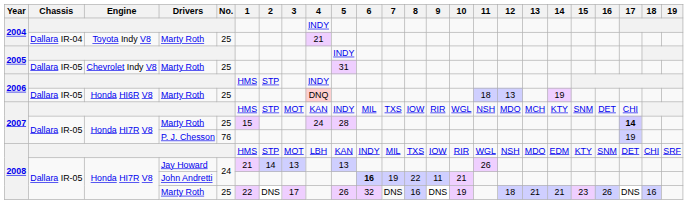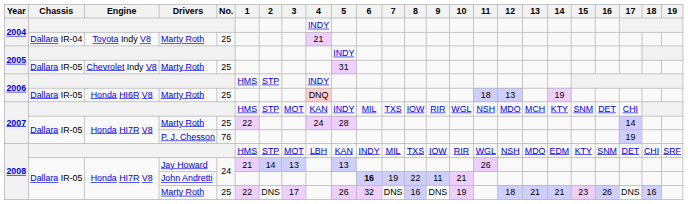(247, 122) 15 -> (247, 122) 22
(630, 122) bold -> (630, 122) normal
